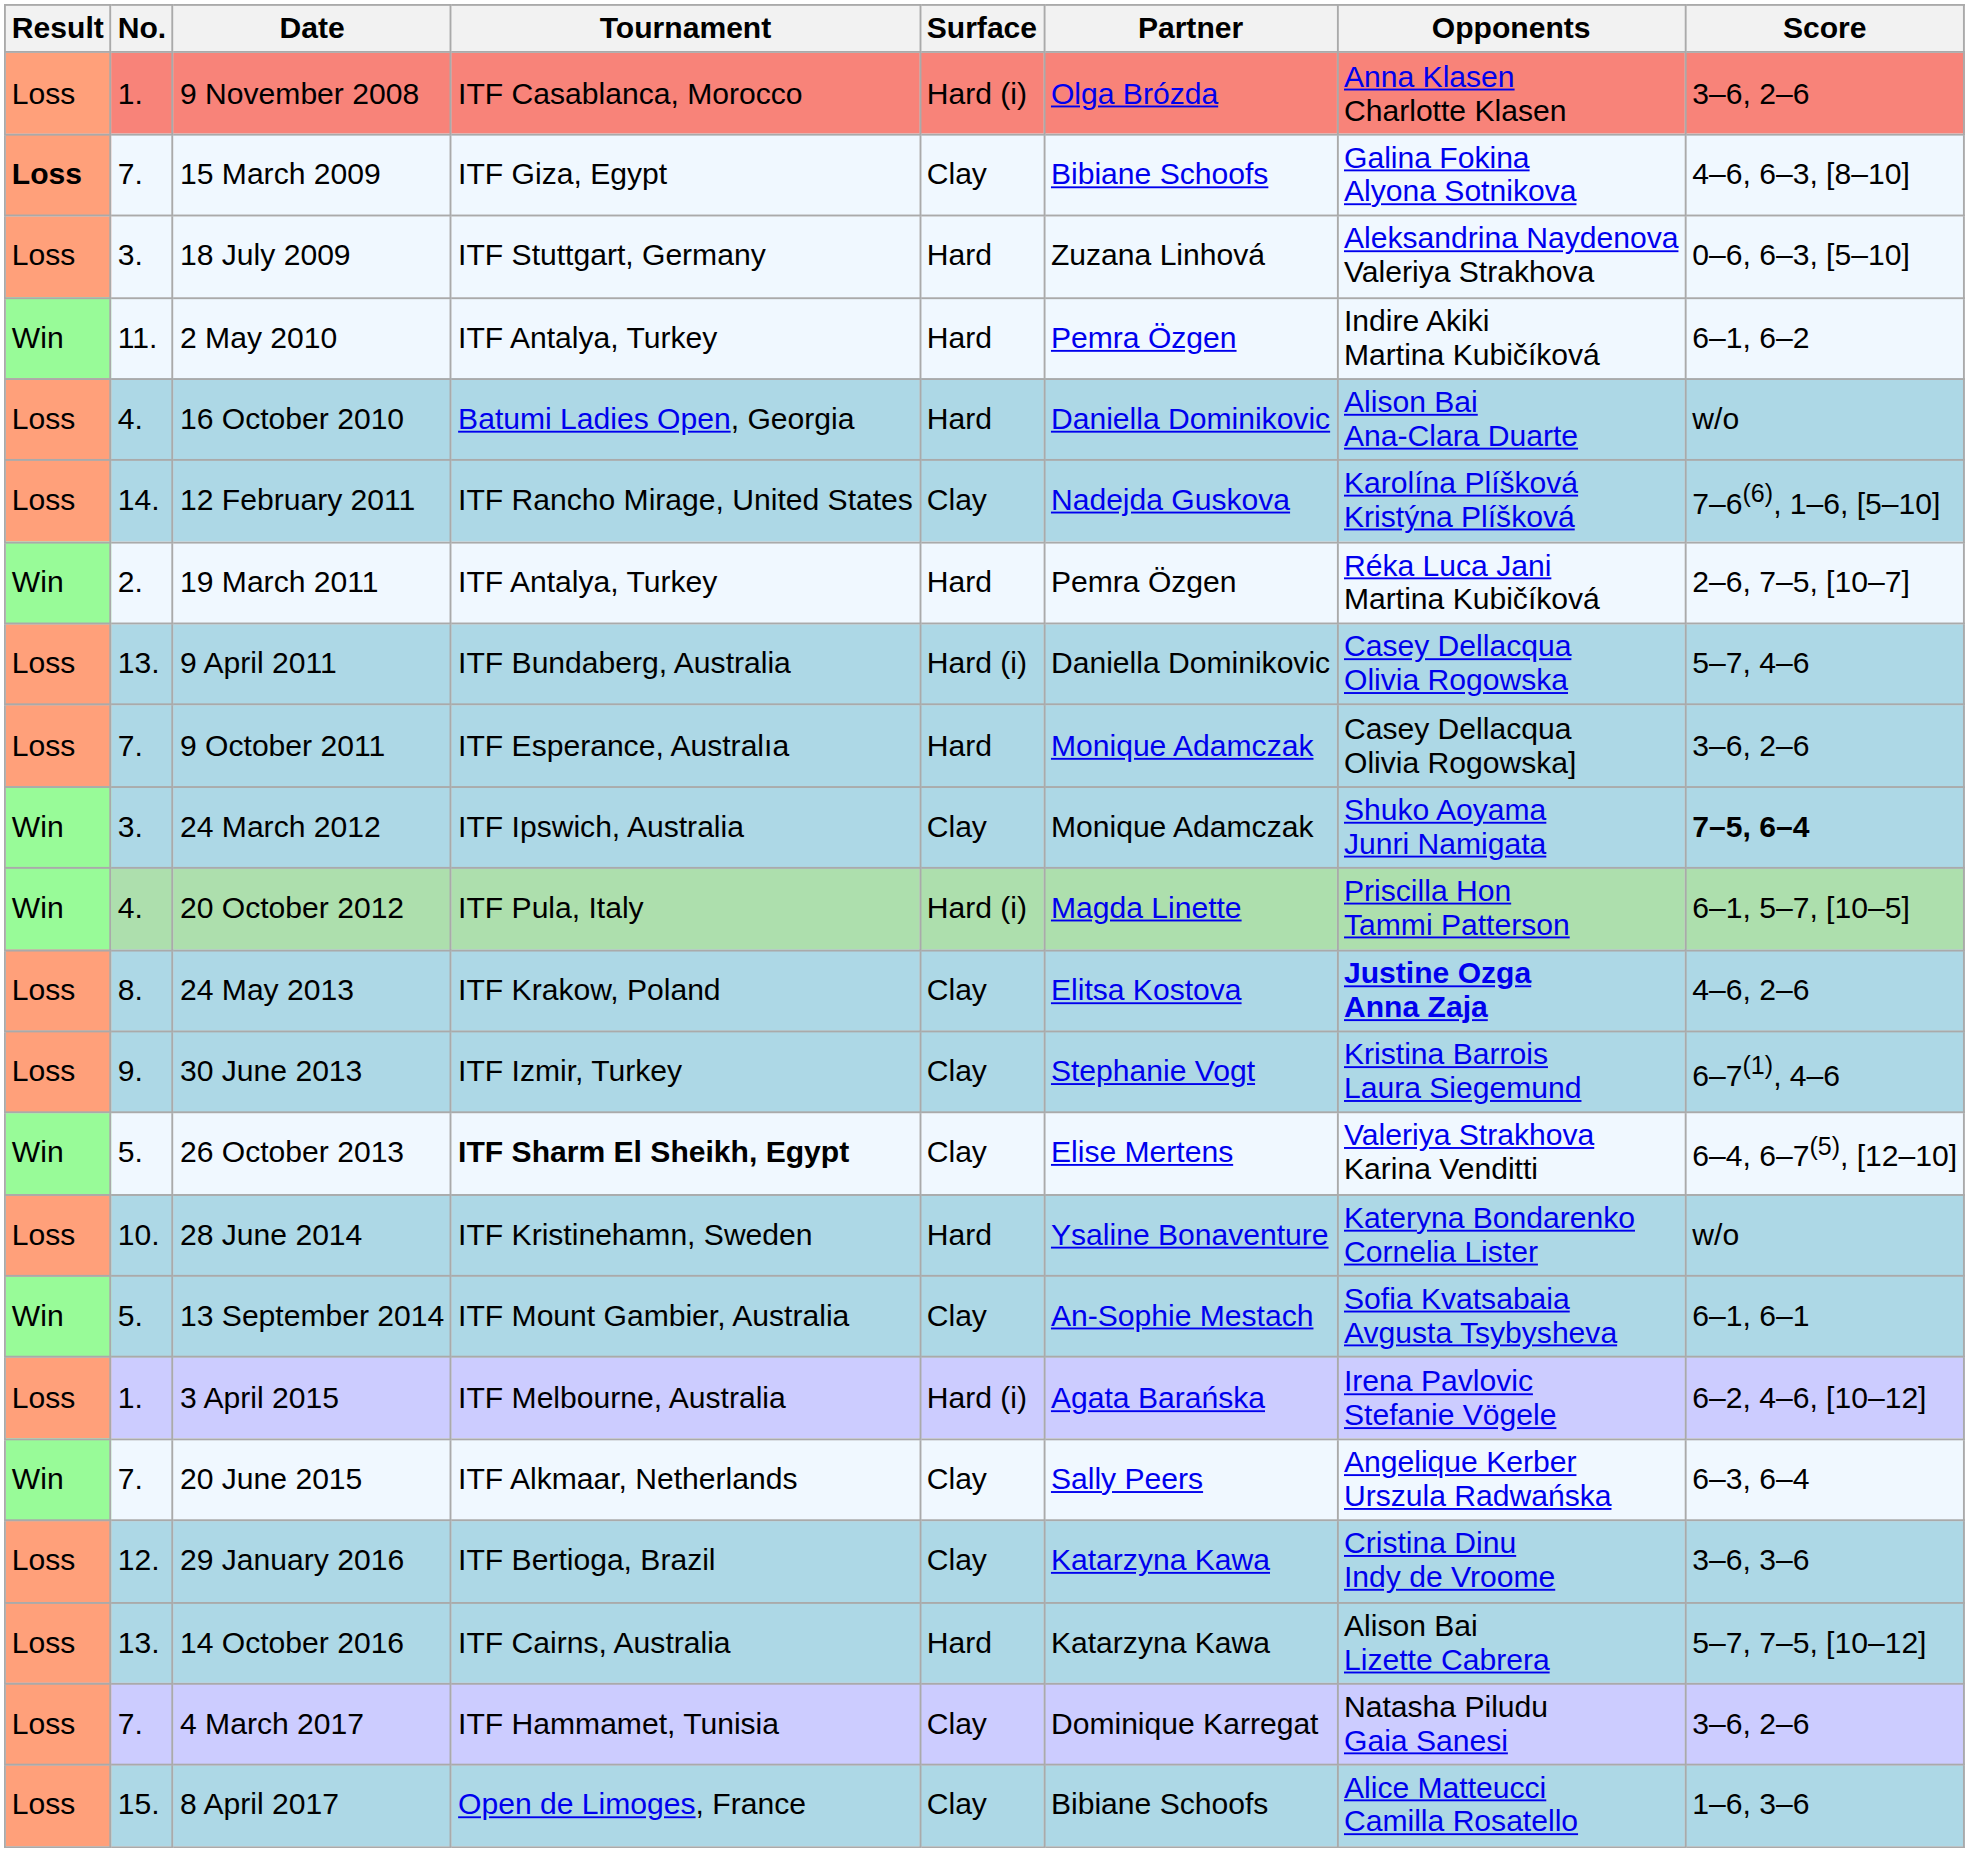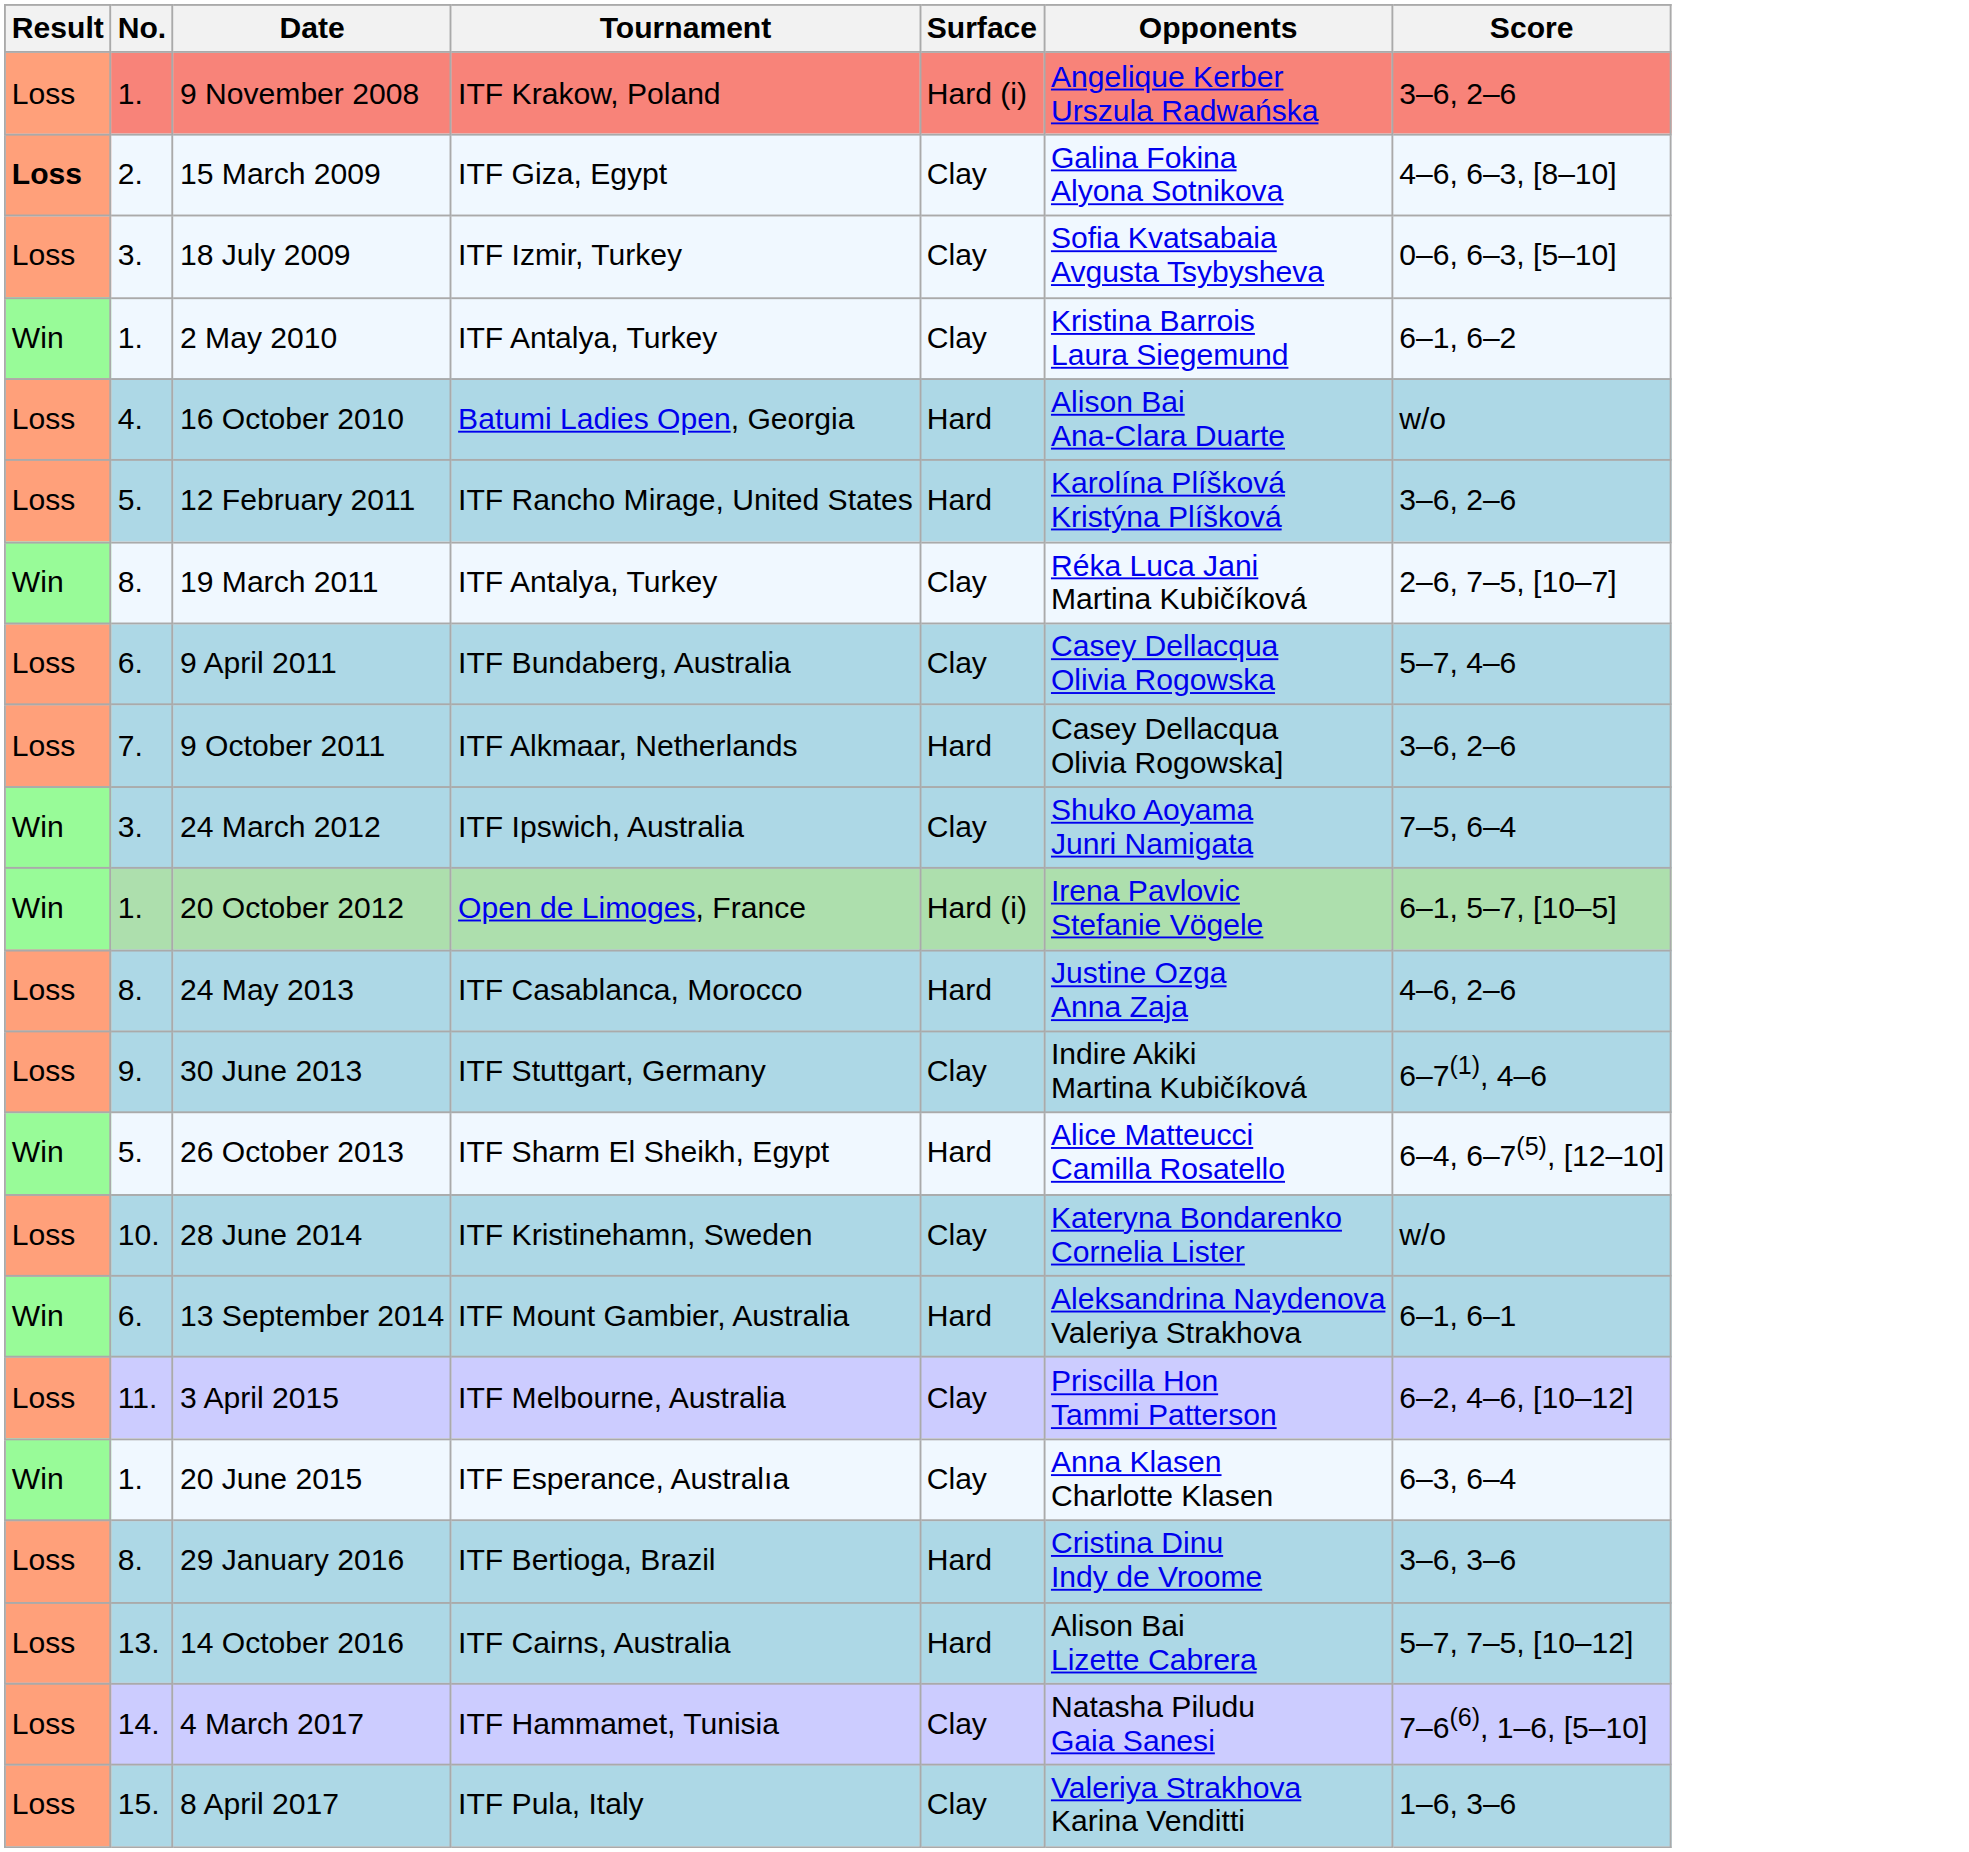- column: (1191, 28)
(630, 92) ITF Casablanca, Morocco -> (589, 92) ITF Krakow, Poland
(1455, 92) Anna Klasen Charlotte Klasen -> (1185, 92) Angelique Kerber Urszula Radwańska
(130, 174) 7. -> (130, 174) 2.
(612, 256) ITF Stuttgart, Germany -> (570, 256) ITF Izmir, Turkey
(959, 256) Hard -> (957, 256) Clay
(1511, 256) Aleksandrina Naydenova Valeriya Strakhova -> (1188, 256) Sofia Kvatsabaia Avgusta Tsybysheva
(137, 337) 11. -> (130, 337) 1.
(959, 337) Hard -> (957, 337) Clay
(1472, 337) Indire Akiki Martina Kubičíková -> (1170, 337) Kristina Barrois Laura Siegemund
(139, 500) 14. -> (130, 500) 5.
(957, 500) Clay -> (959, 500) Hard
(1816, 500) 7–6(6), 1–6, [5–10] -> (1458, 500) 3–6, 2–6
(130, 582) 2. -> (130, 582) 8.
(959, 582) Hard -> (957, 582) Clay
(139, 663) 13. -> (130, 663) 6.
(977, 663) Hard (i) -> (957, 663) Clay
(624, 745) ITF Esperance, Australıa -> (628, 745) ITF Alkmaar, Netherlands
(1751, 826) bold -> (1458, 826) normal
(130, 908) 4. -> (130, 908) 1.
(551, 908) ITF Pula, Italy -> (632, 908) Open de Limoges, France
(1457, 908) Priscilla Hon Tammi Patterson -> (1157, 908) Irena Pavlovic Stefanie Vögele
(589, 989) ITF Krakow, Poland -> (630, 989) ITF Casablanca, Morocco
(957, 989) Clay -> (959, 989) Hard
(1438, 989) bold -> (1139, 989) normal
(570, 1071) ITF Izmir, Turkey -> (612, 1071) ITF Stuttgart, Germany
(1463, 1071) Kristina Barrois Laura Siegemund -> (1179, 1071) Indire Akiki Martina Kubičíková
(654, 1153) bold -> (644, 1153) normal
(957, 1153) Clay -> (959, 1153) Hard
(1469, 1153) Valeriya Strakhova Karina Venditti -> (1168, 1153) Alice Matteucci Camilla Rosatello
(959, 1234) Hard -> (957, 1234) Clay
(130, 1316) 5. -> (130, 1316) 6.
(957, 1316) Clay -> (959, 1316) Hard
(1481, 1316) Sofia Kvatsabaia Avgusta Tsybysheva -> (1218, 1316) Aleksandrina Naydenova Valeriya Strakhova
(130, 1397) 1. -> (137, 1397) 11.
(977, 1397) Hard (i) -> (957, 1397) Clay
(1450, 1397) Irena Pavlovic Stefanie Vögele -> (1164, 1397) Priscilla Hon Tammi Patterson
(130, 1479) 7. -> (130, 1479) 1.
(628, 1479) ITF Alkmaar, Netherlands -> (624, 1479) ITF Esperance, Australıa
(1478, 1479) Angelique Kerber Urszula Radwańska -> (1162, 1479) Anna Klasen Charlotte Klasen
(139, 1560) 12. -> (130, 1560) 8.
(957, 1560) Clay -> (959, 1560) Hard
(130, 1723) 7. -> (139, 1723) 14.
(1751, 1723) 3–6, 2–6 -> (1523, 1723) 7–6(6), 1–6, [5–10]
(632, 1805) Open de Limoges, France -> (551, 1805) ITF Pula, Italy
(1461, 1805) Alice Matteucci Camilla Rosatello -> (1176, 1805) Valeriya Strakhova Karina Venditti
